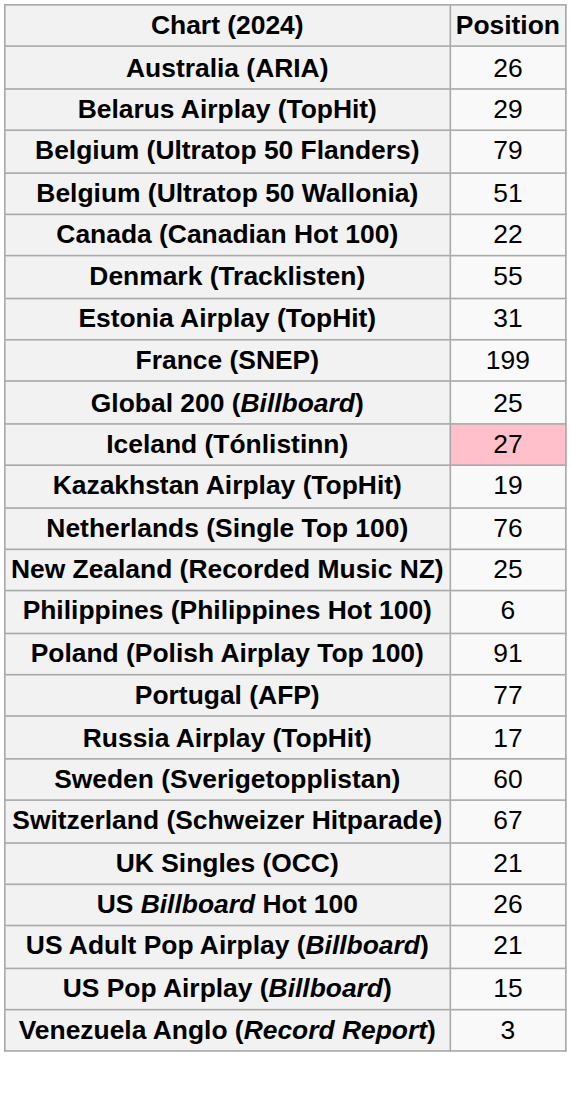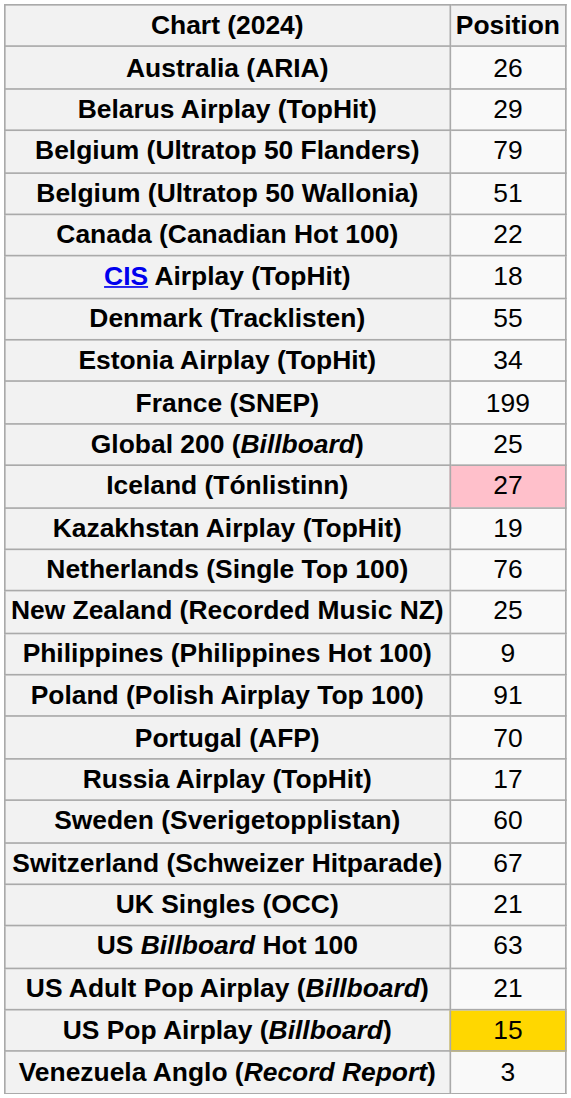+ row: (227, 276)
(508, 318) 31 -> (508, 360) 34
(508, 611) 6 -> (508, 653) 9
(508, 695) 77 -> (508, 737) 70
(508, 904) 26 -> (508, 946) 63
(508, 988) no background -> (508, 1030) gold background
